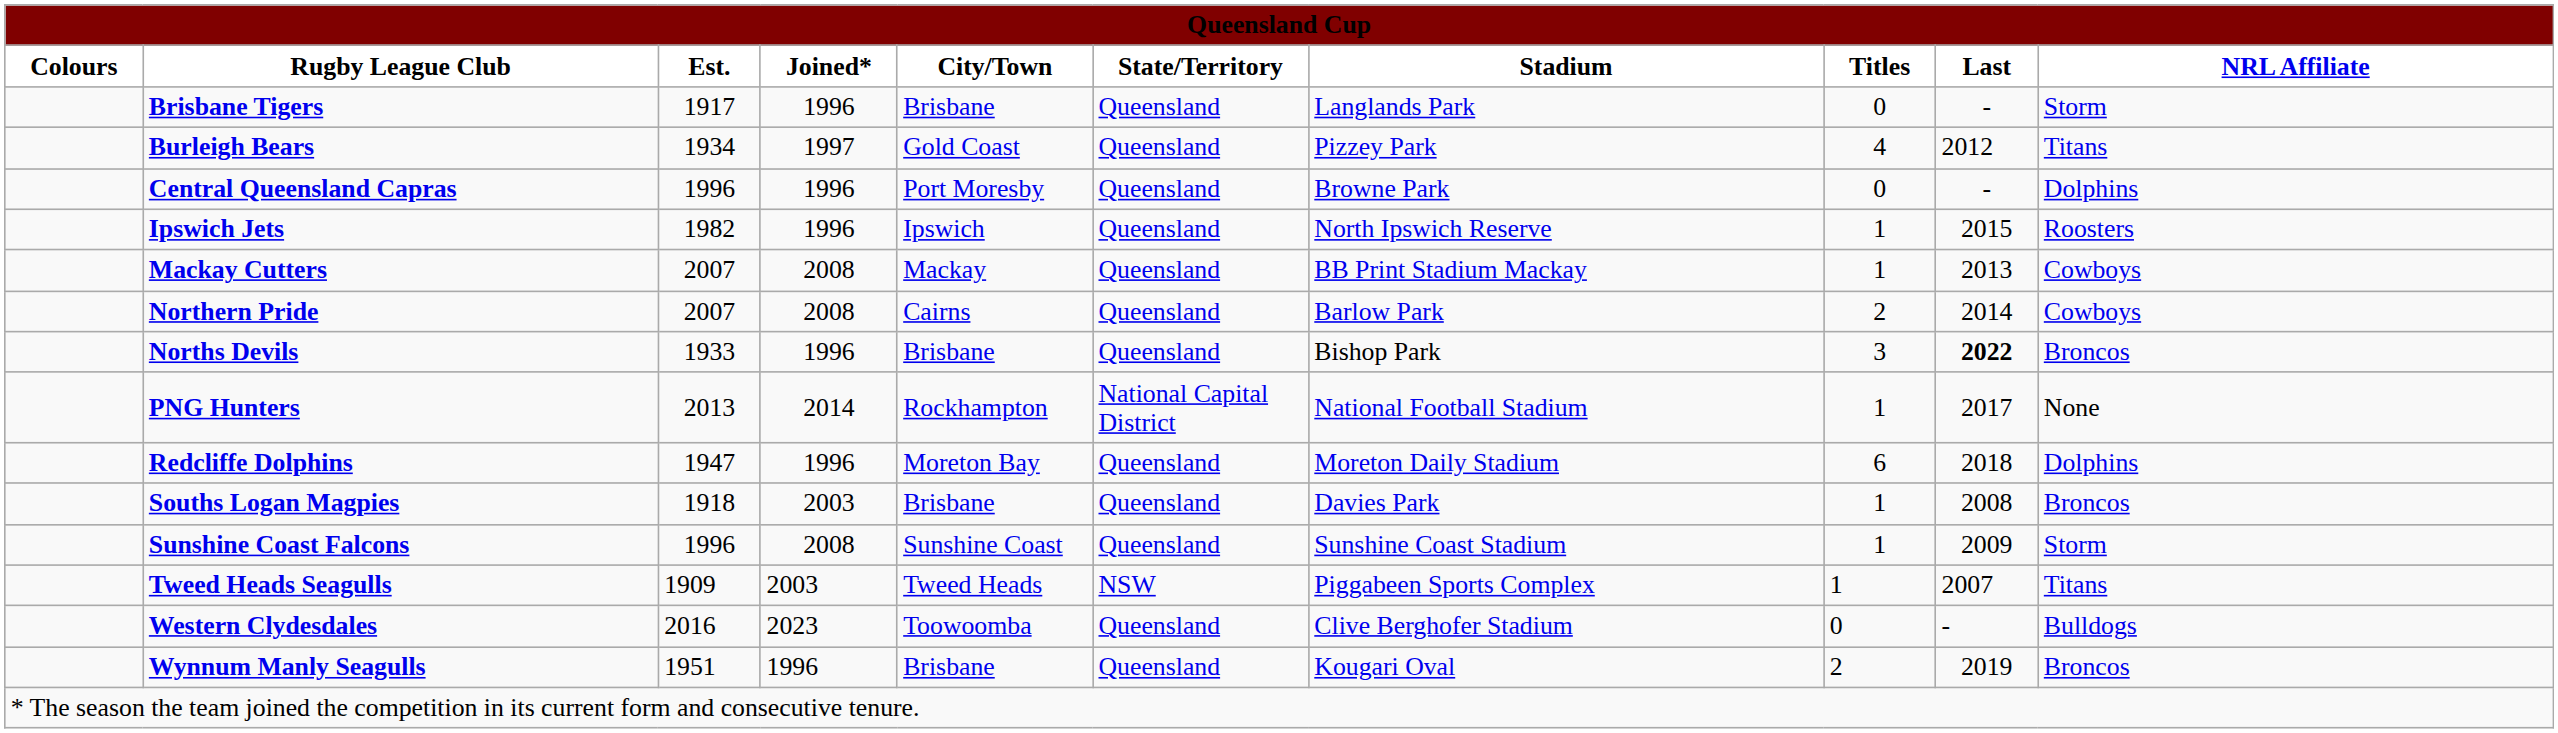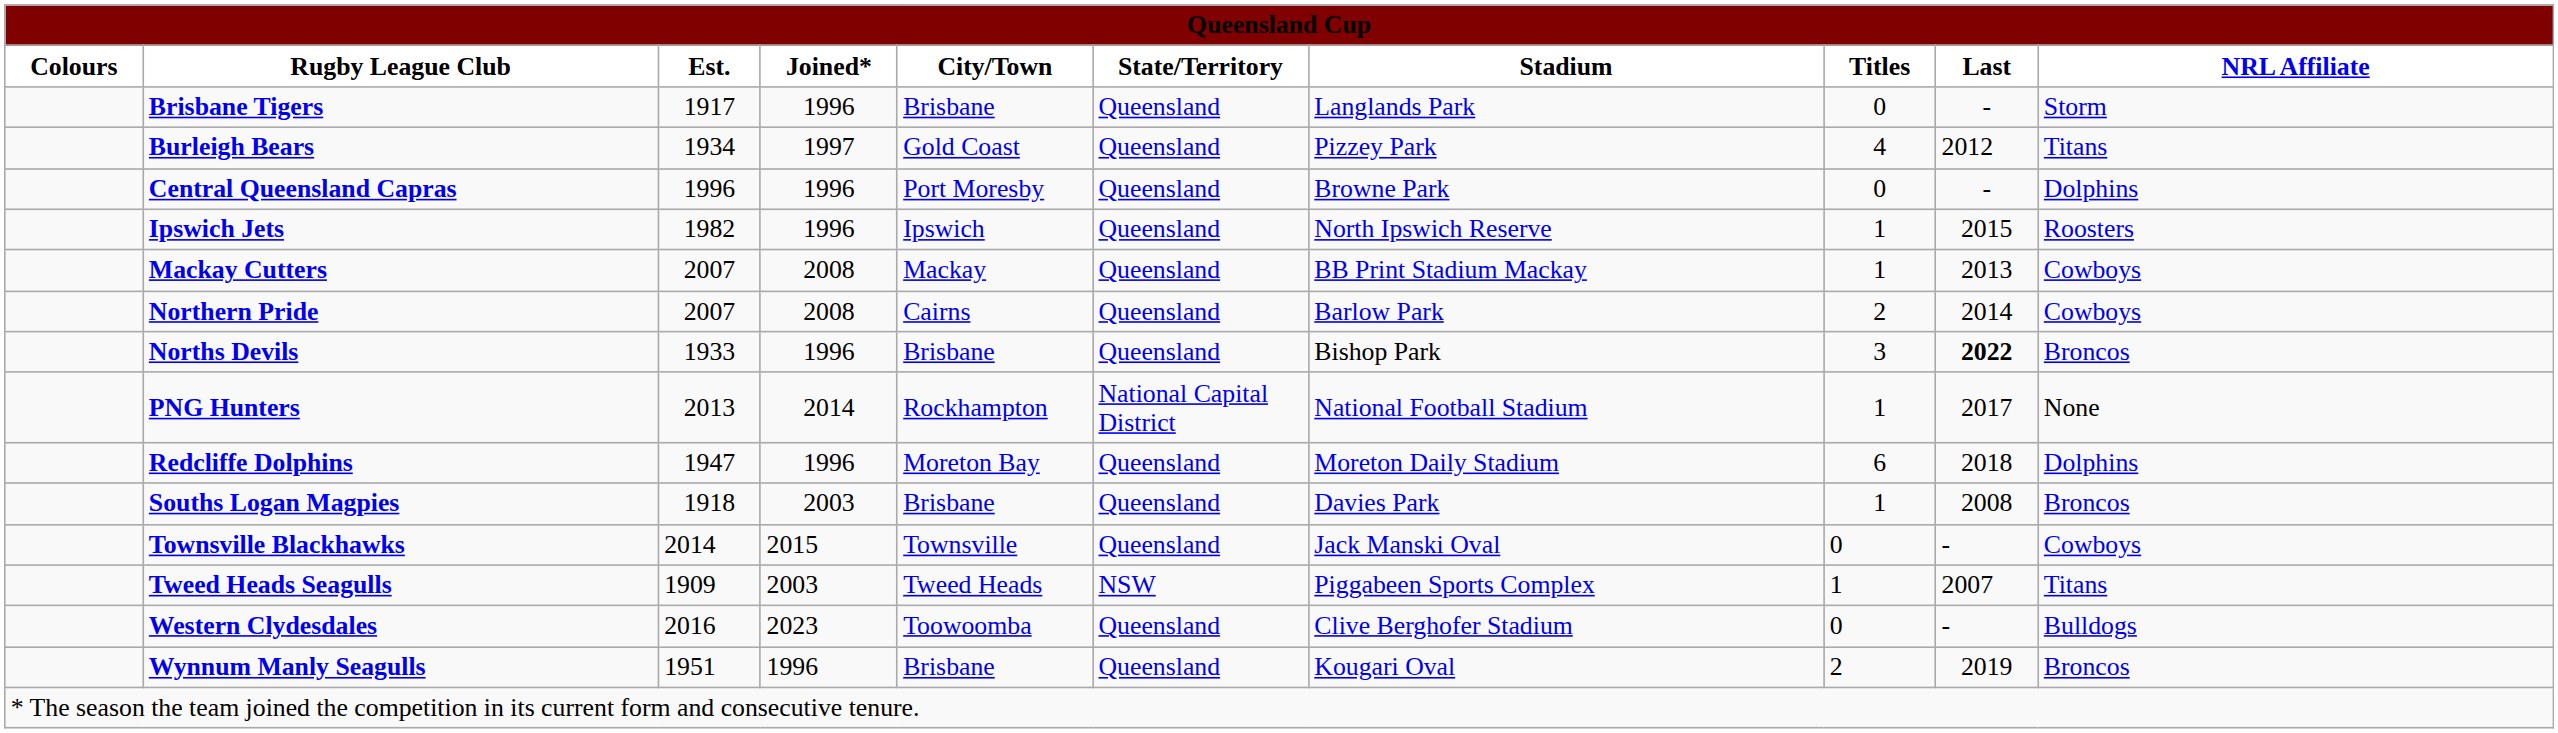- row: (279, 544)
+ row: (277, 544)
